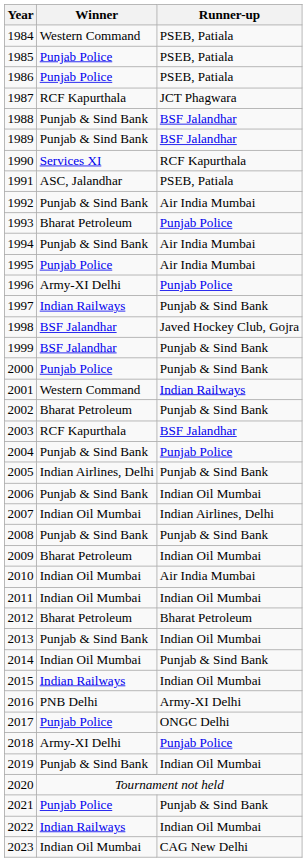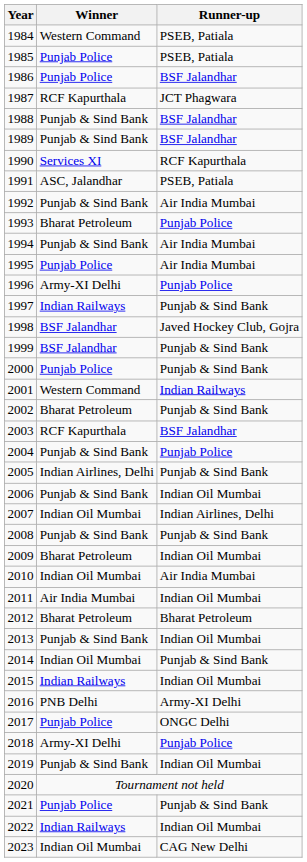(197, 77) PSEB, Patiala -> (198, 77) BSF Jalandhar
(90, 597) Indian Oil Mumbai -> (87, 597) Air India Mumbai
